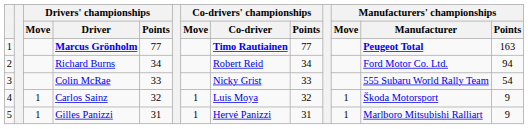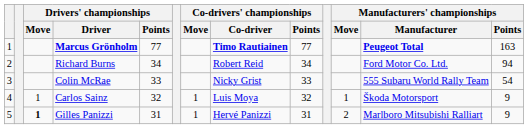(38, 114) normal -> (38, 114) bold
(346, 114) 1 -> (346, 114) 2
